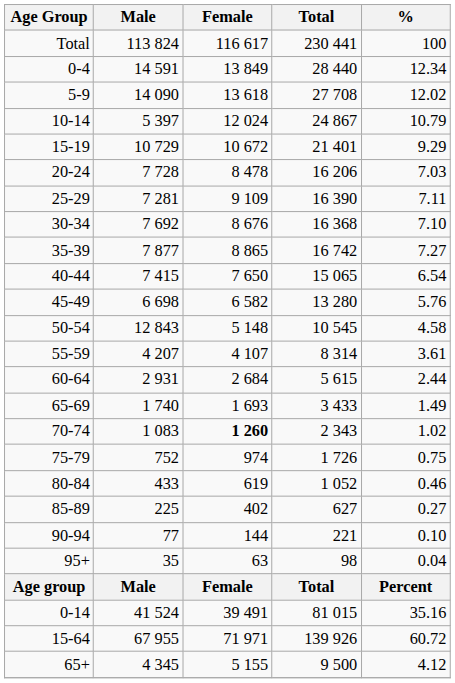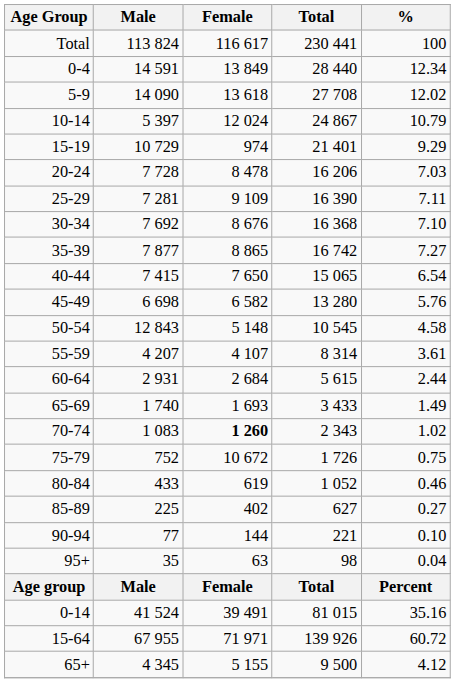(246, 146) 10 672 -> (256, 146) 974
(256, 457) 974 -> (246, 457) 10 672
